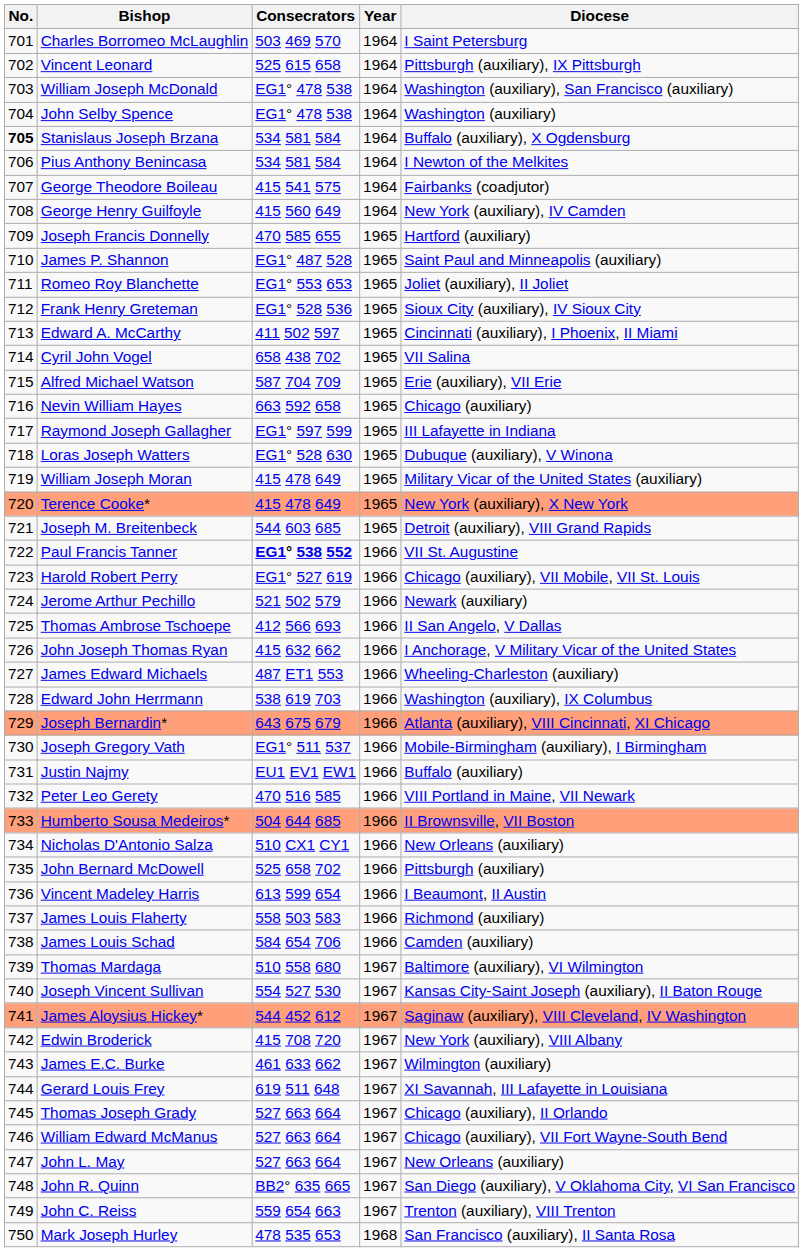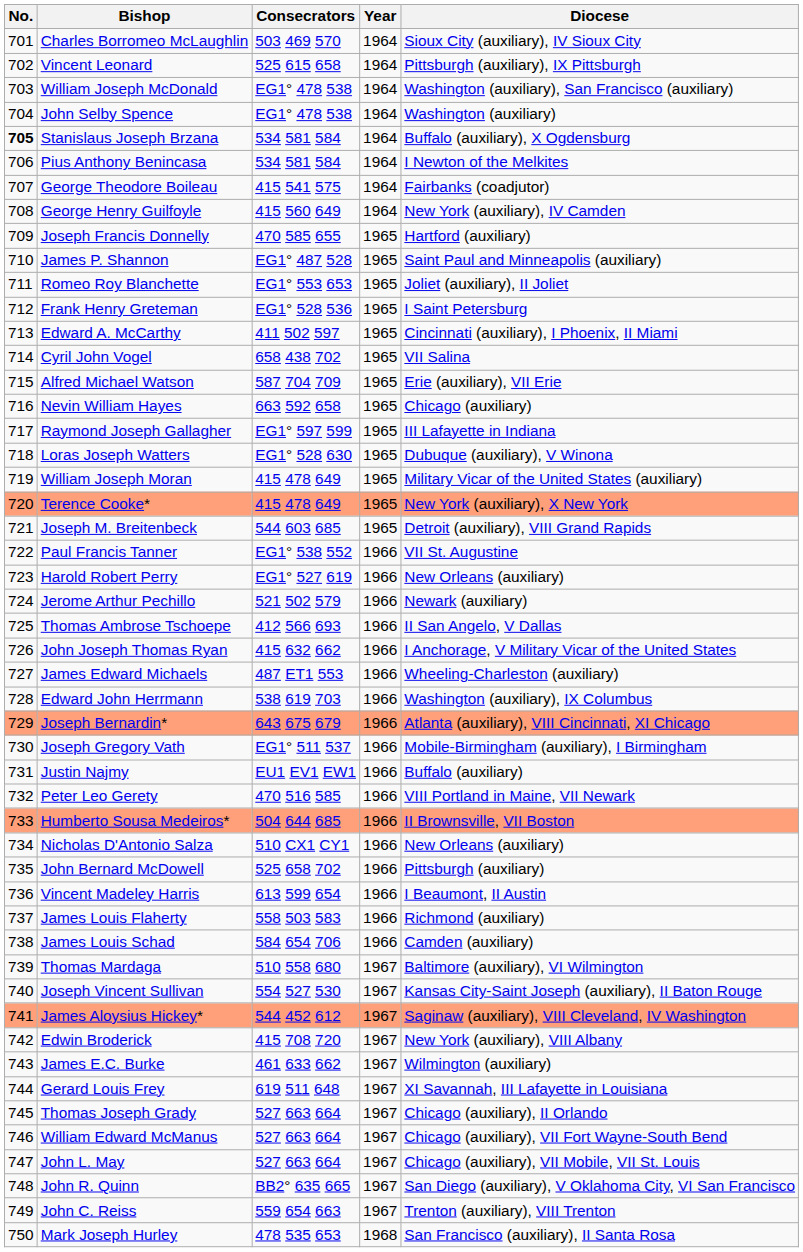(466, 41) I Saint Petersburg -> (523, 41) Sioux City (auxiliary), IV Sioux City
(523, 308) Sioux City (auxiliary), IV Sioux City -> (466, 308) I Saint Petersburg
(304, 552) bold -> (304, 552) normal
(552, 576) Chicago (auxiliary), VII Mobile, VII St. Louis -> (484, 576) New Orleans (auxiliary)
(484, 1161) New Orleans (auxiliary) -> (552, 1161) Chicago (auxiliary), VII Mobile, VII St. Louis
